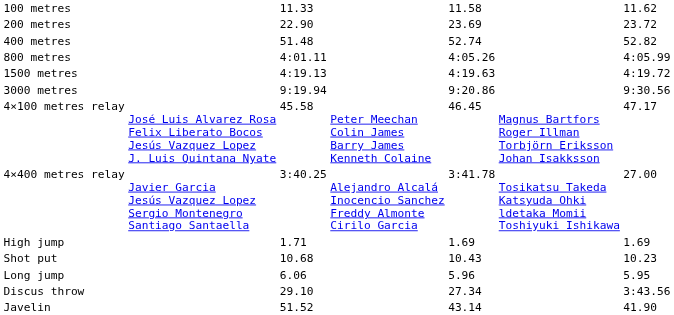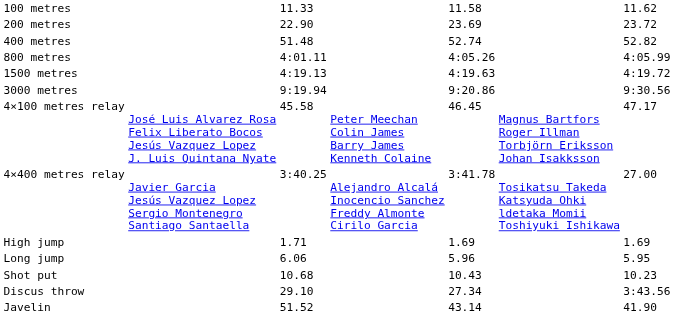rows swapped: (34, 275) <-> (31, 258)
